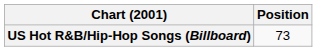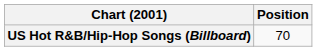(283, 35) 73 -> (283, 35) 70
